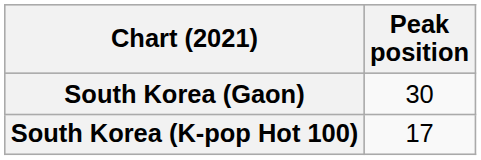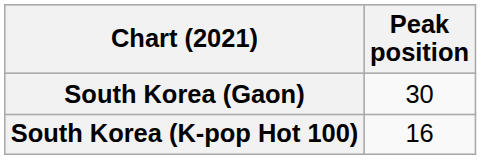(420, 133) 17 -> (420, 133) 16
